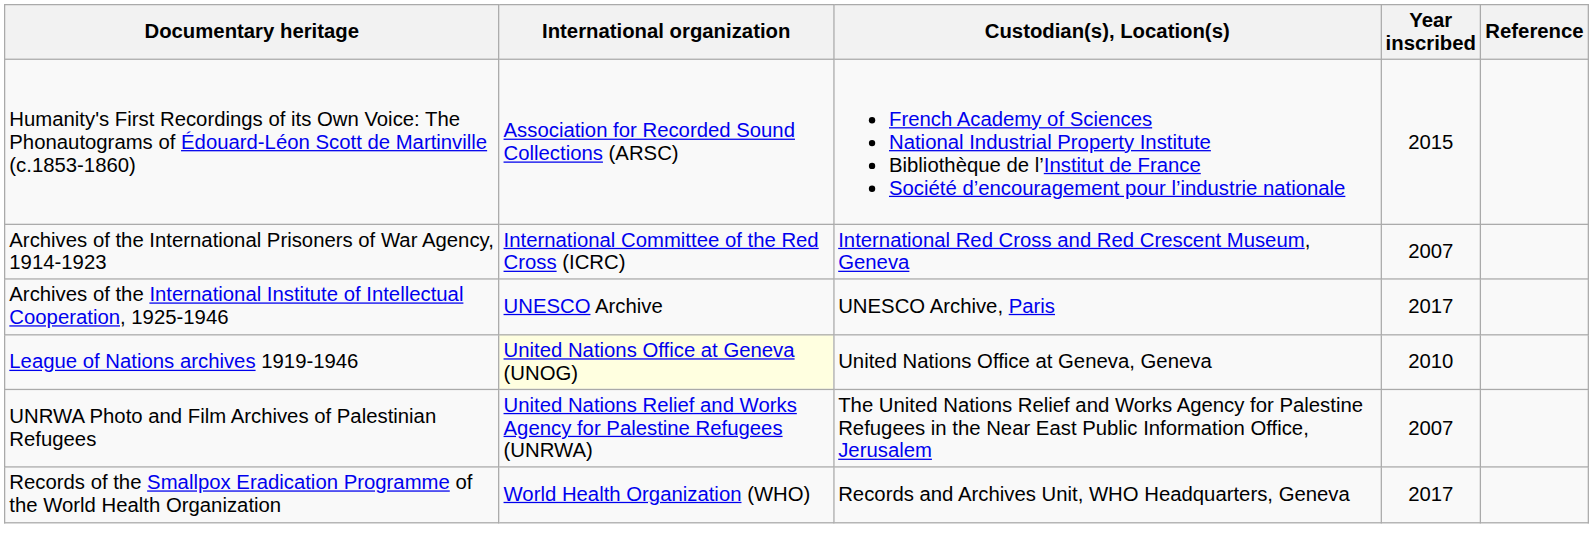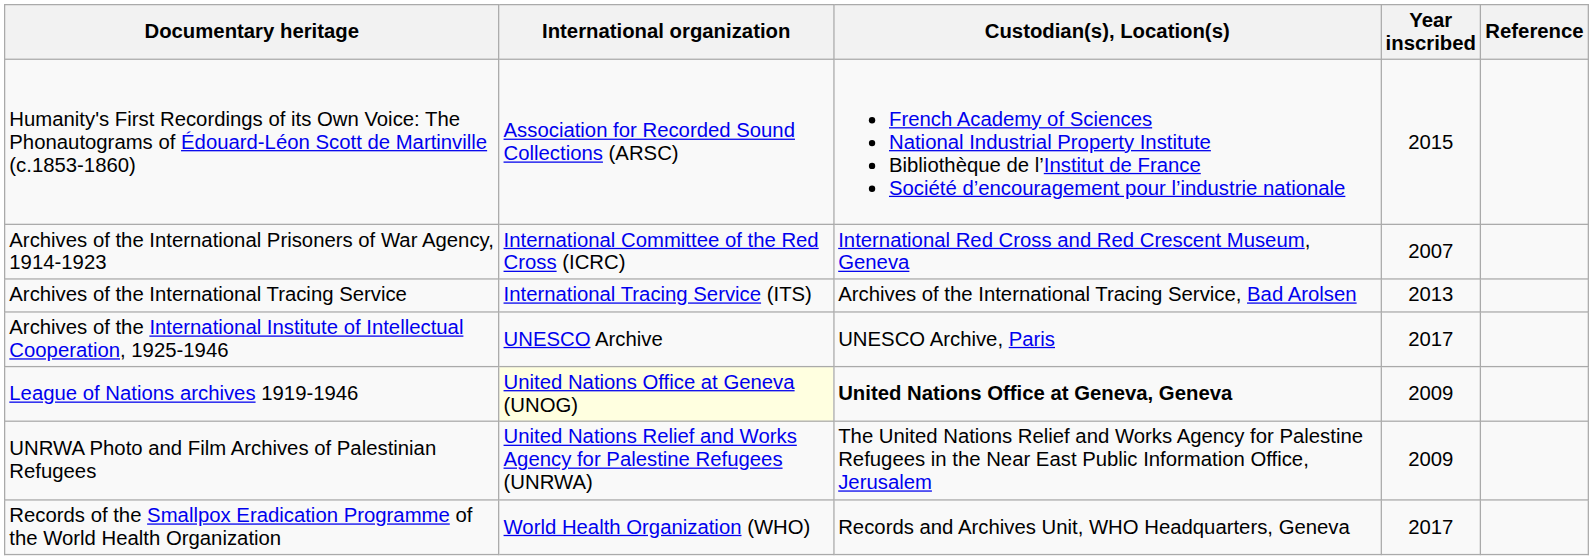+ row: (208, 295)
(1025, 361) normal -> (1035, 393) bold
(1431, 361) 2010 -> (1431, 393) 2009
(1431, 428) 2007 -> (1431, 460) 2009
